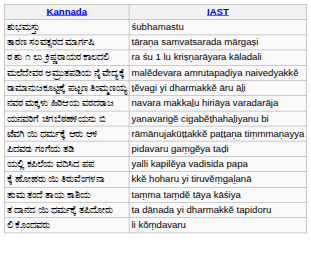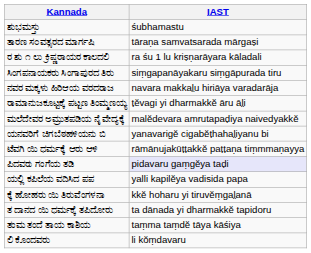+ row: (60, 73)
rows swapped: (66, 73) <-> (60, 103)
(180, 149) no background -> (180, 164) lavender background
rows swapped: (60, 210) <-> (48, 194)
